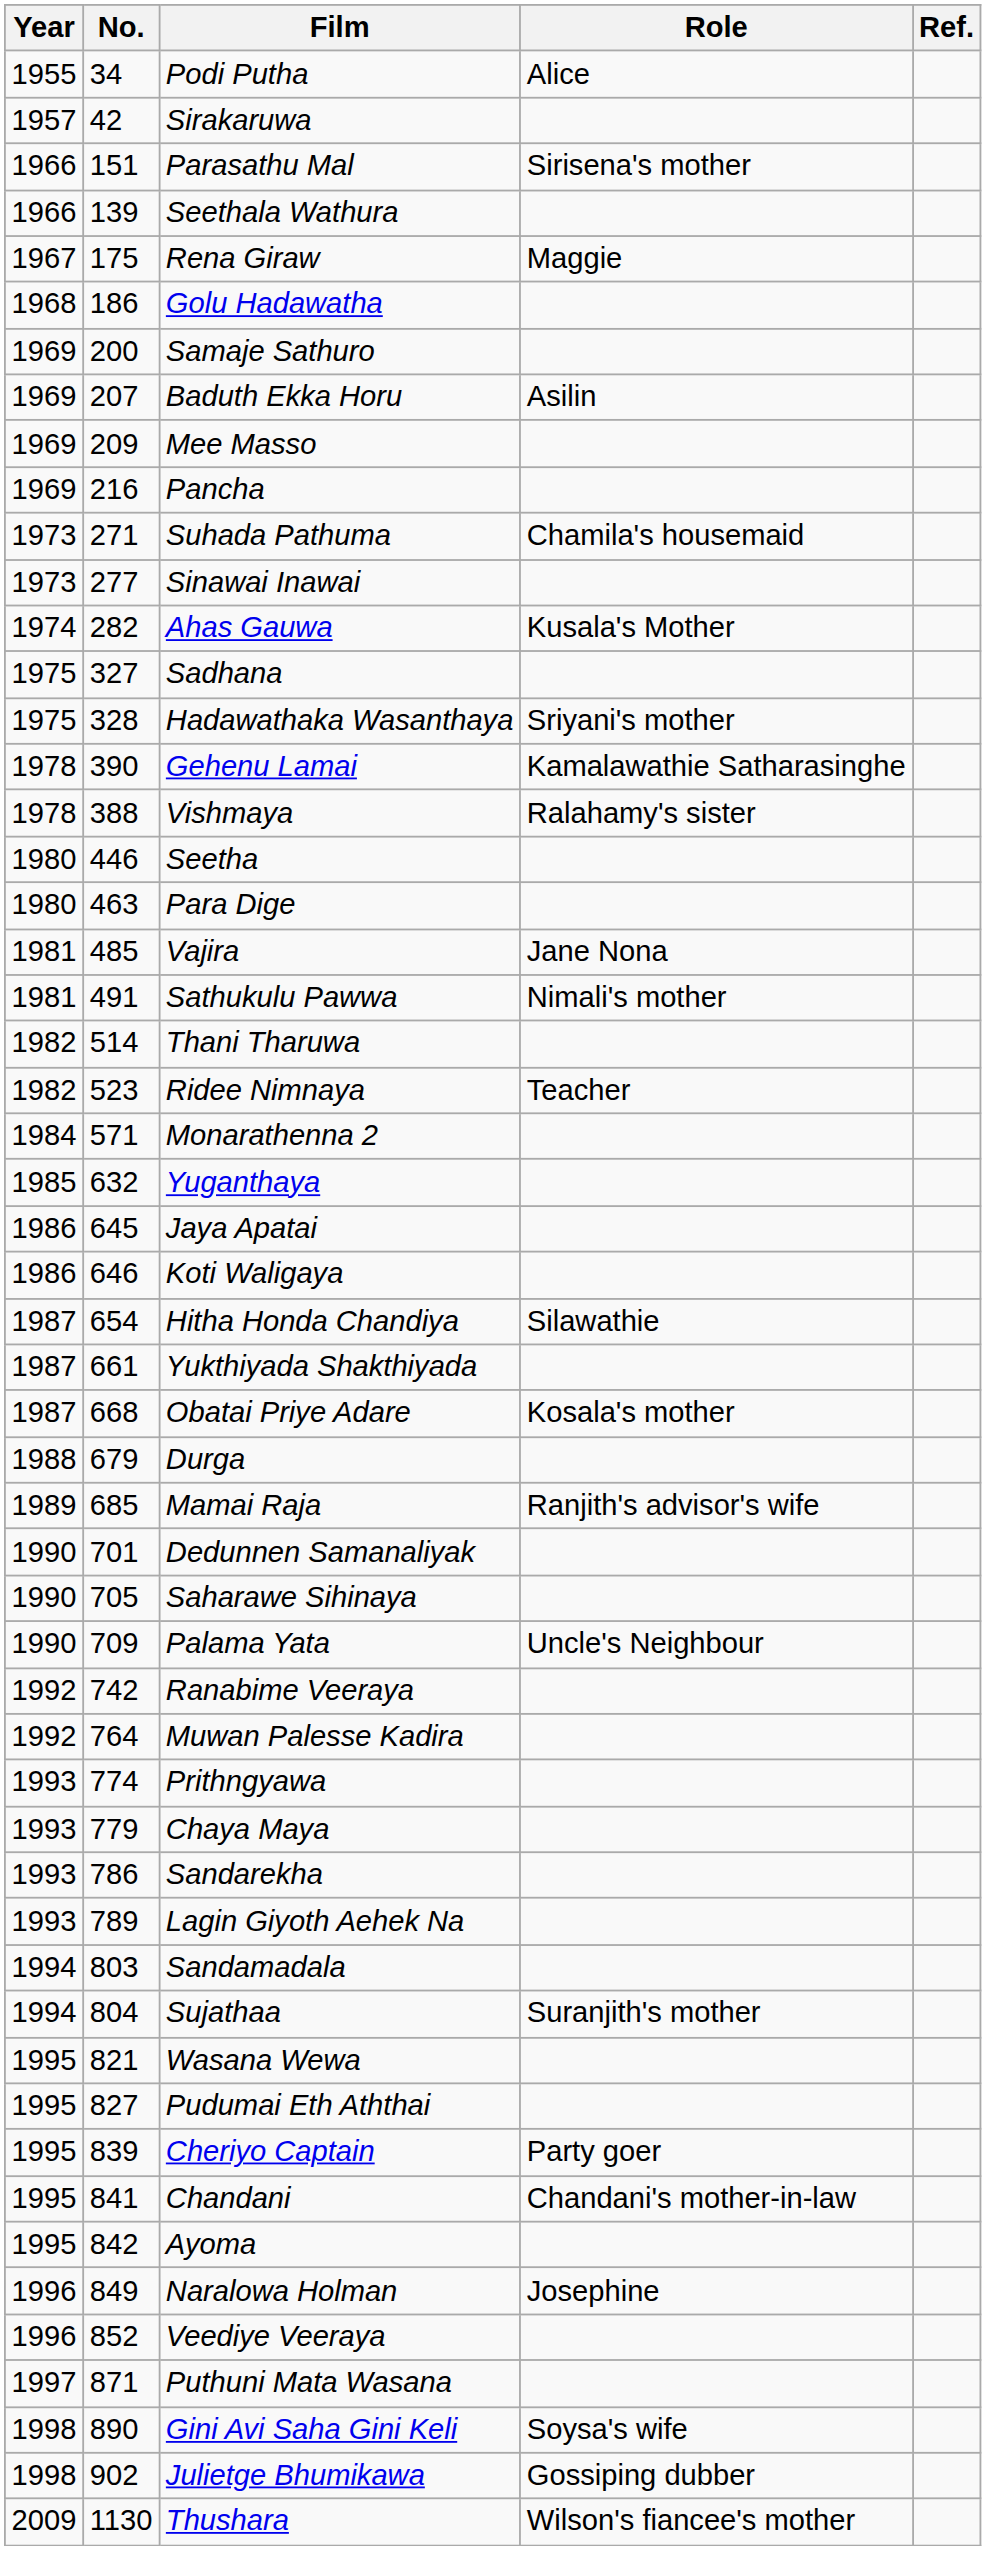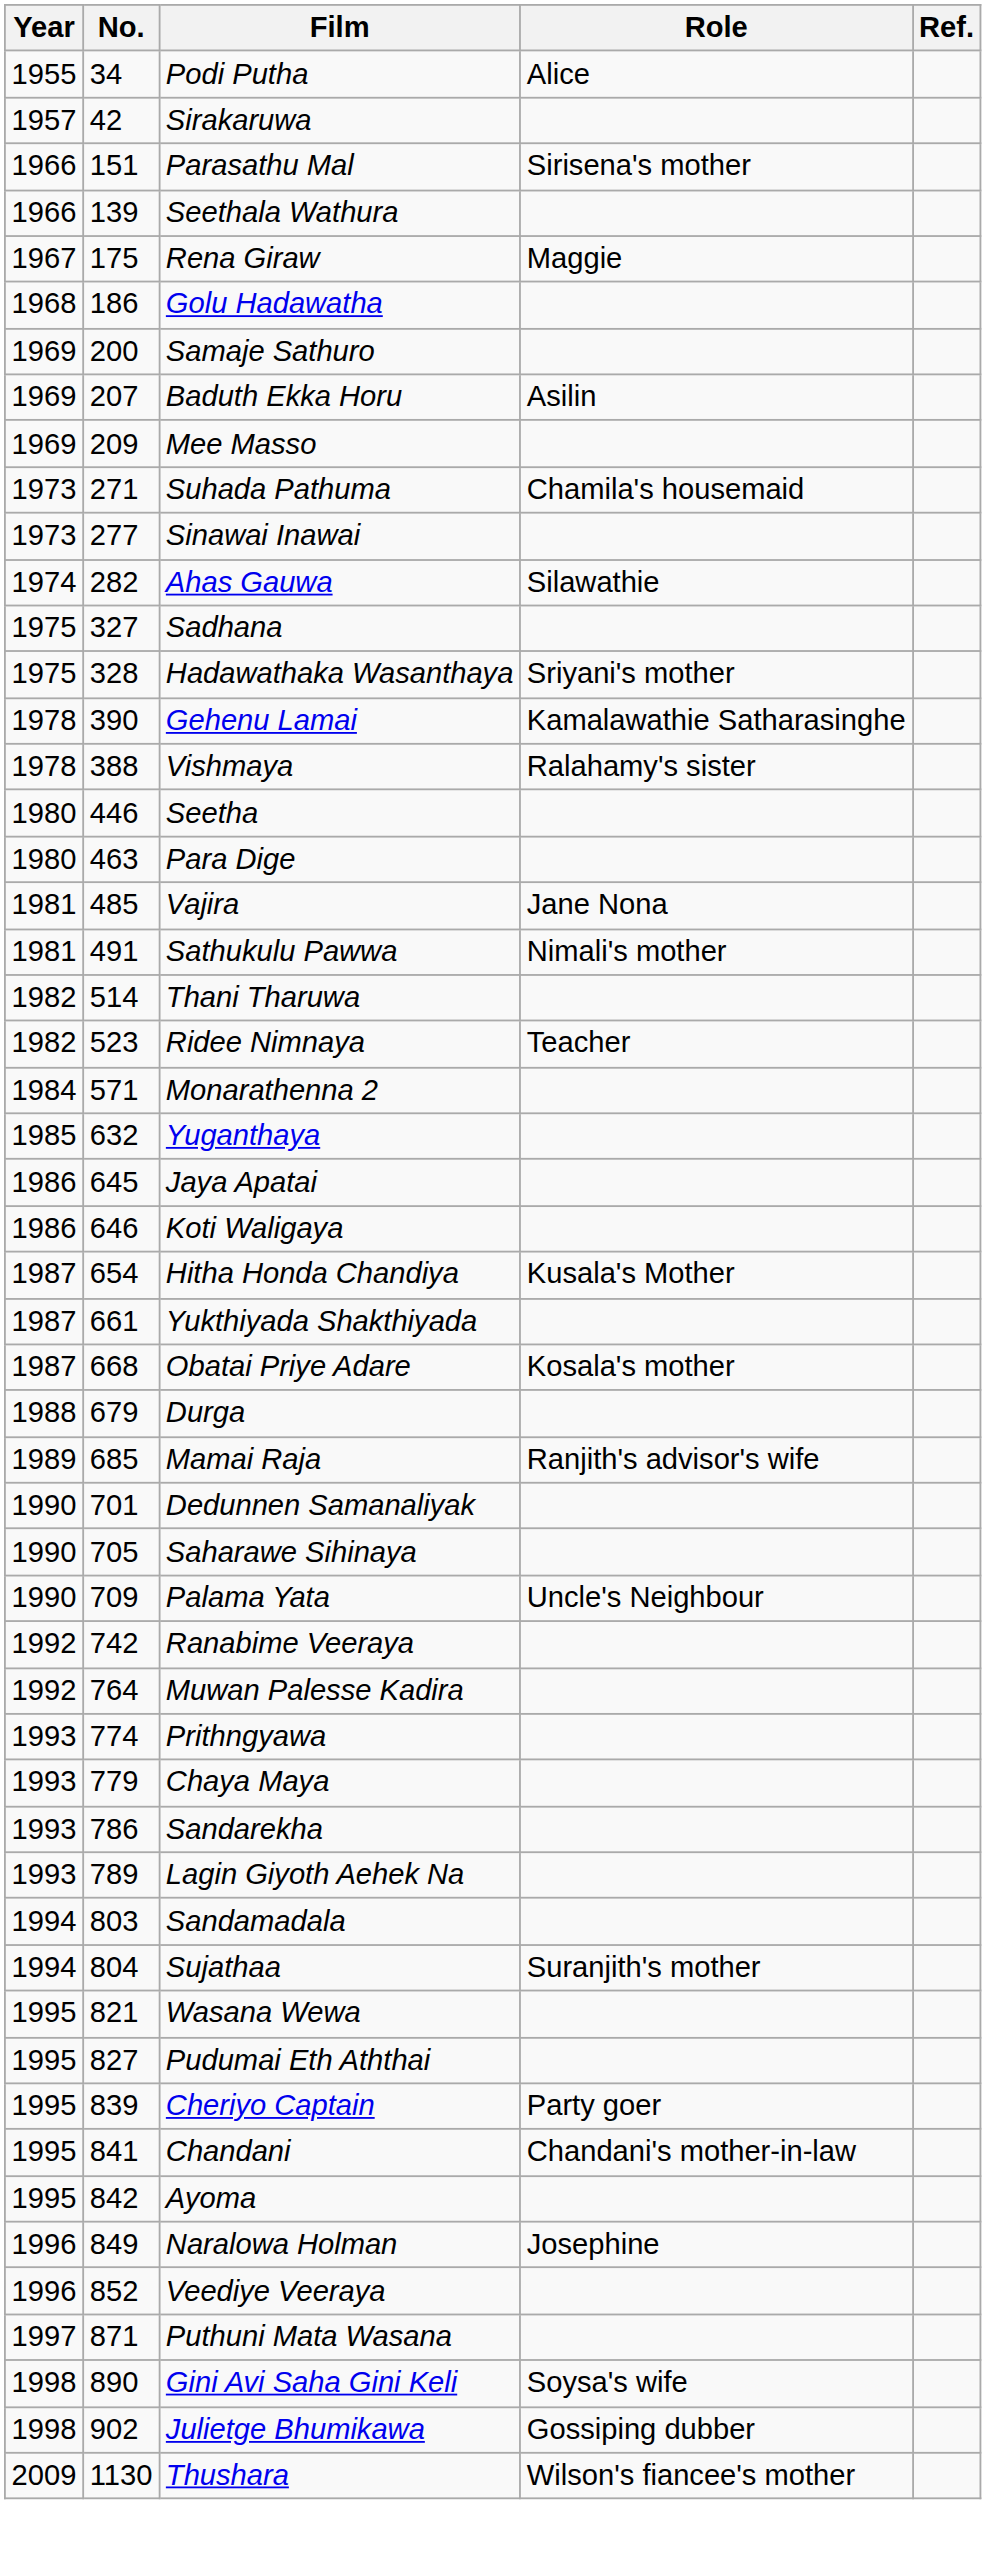- row: (215, 489)
(631, 627) Kusala's Mother -> (593, 581) Silawathie
(593, 1320) Silawathie -> (631, 1274) Kusala's Mother
